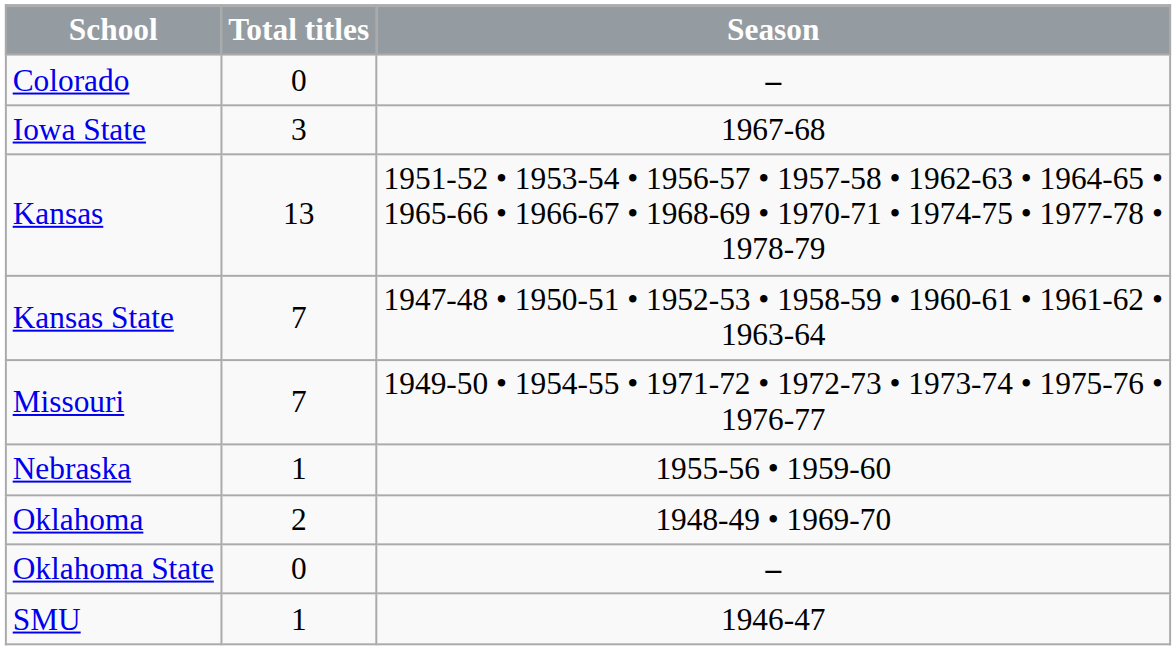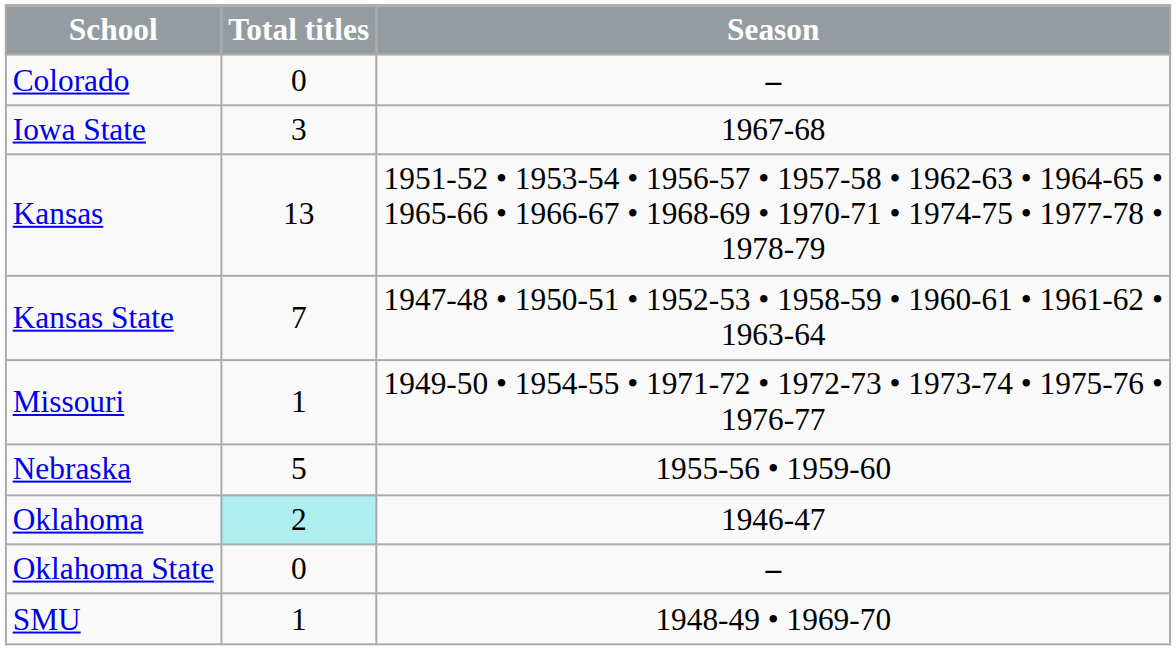(299, 401) 7 -> (299, 401) 1
(299, 469) 1 -> (299, 469) 5
(299, 518) no background -> (299, 518) paleturquoise background
(773, 518) 1948-49 • 1969-70 -> (773, 518) 1946-47
(773, 618) 1946-47 -> (773, 618) 1948-49 • 1969-70
